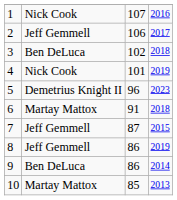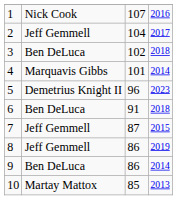(137, 33) 106 -> (137, 33) 104
(51, 71) Nick Cook -> (66, 71) Marquavis Gibbs
(160, 71) 2019 -> (160, 71) 2014
(61, 109) Martay Mattox -> (55, 109) Ben DeLuca
